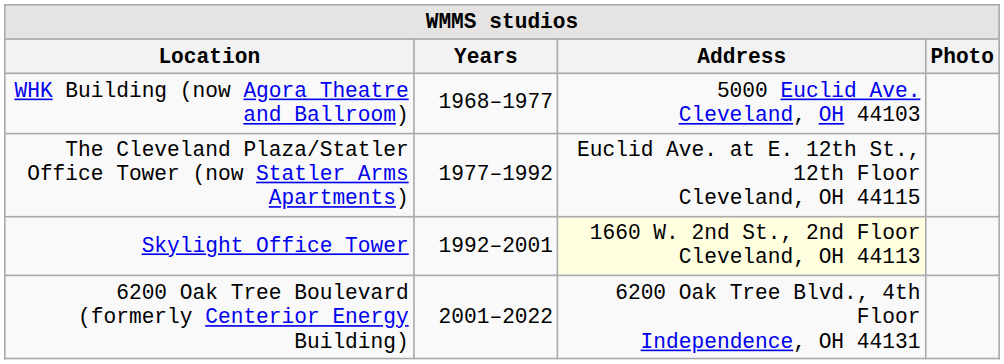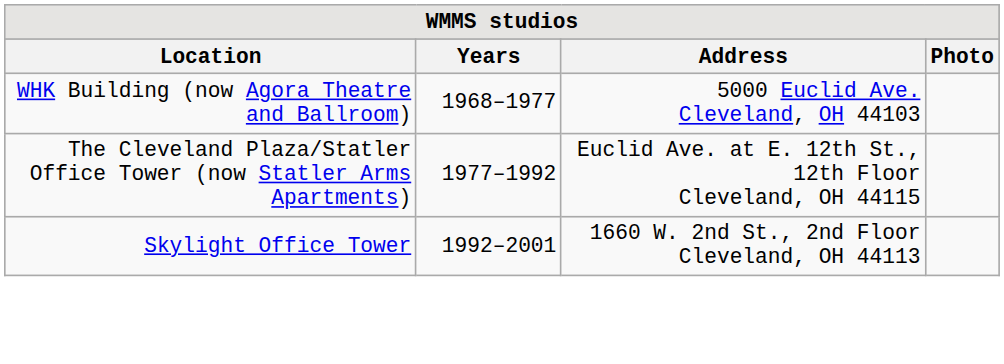(755, 246) lightyellow background -> (755, 246) no background
- row: (243, 317)
